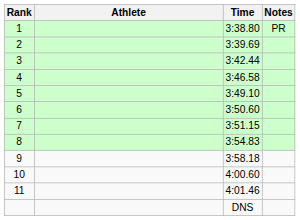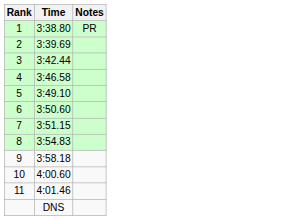- column: (129, 12)
